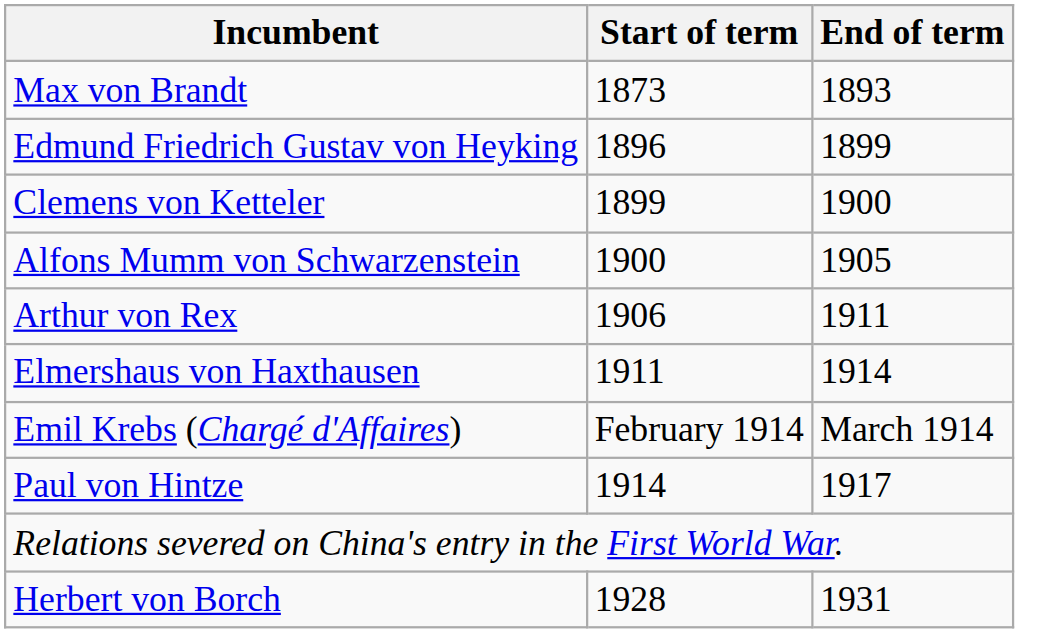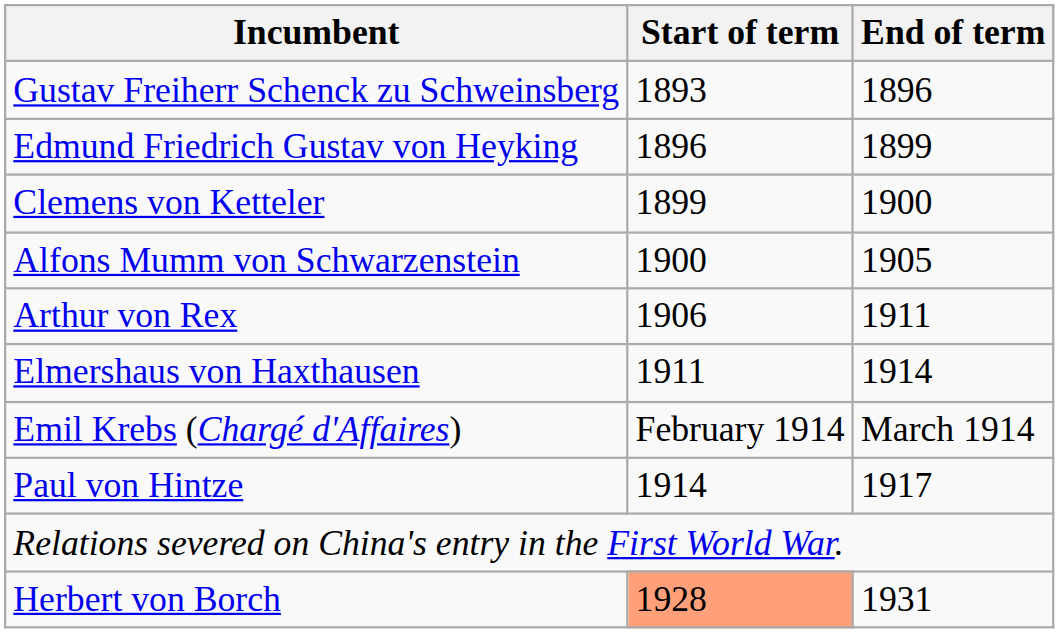- row: (130, 89)
+ row: (316, 89)
(630, 598) no background -> (671, 598) lightsalmon background
